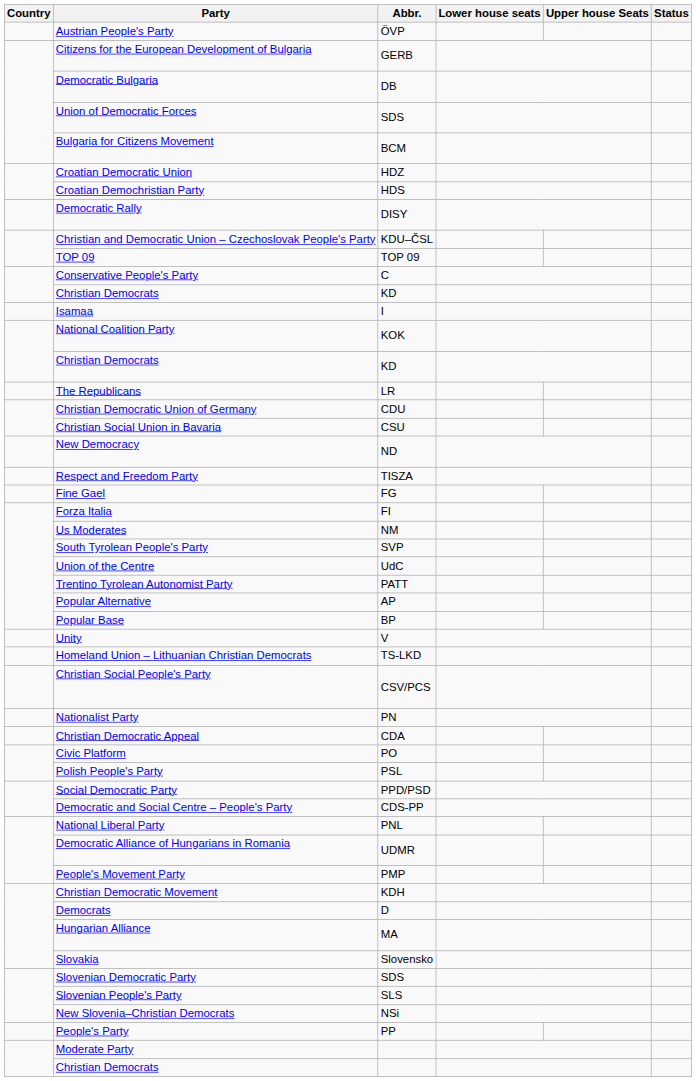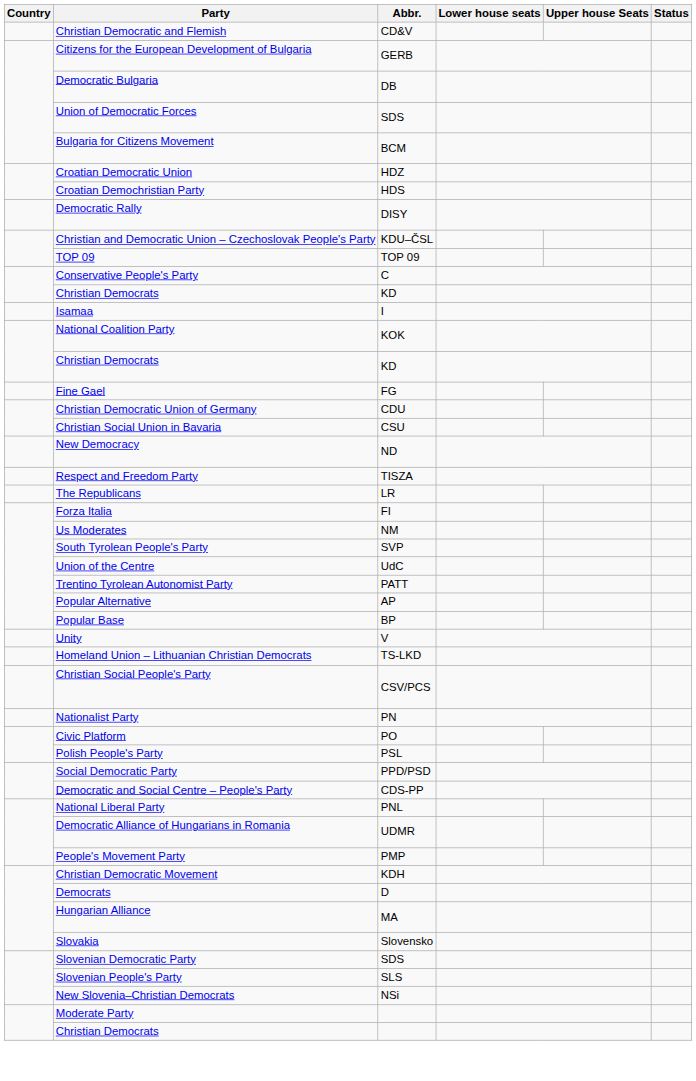- row: (115, 31)
+ row: (141, 31)
rows swapped: (98, 391) <-> (80, 494)
- row: (127, 735)
- row: (92, 1031)
